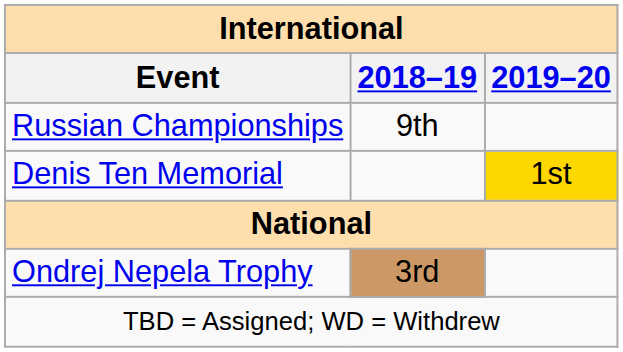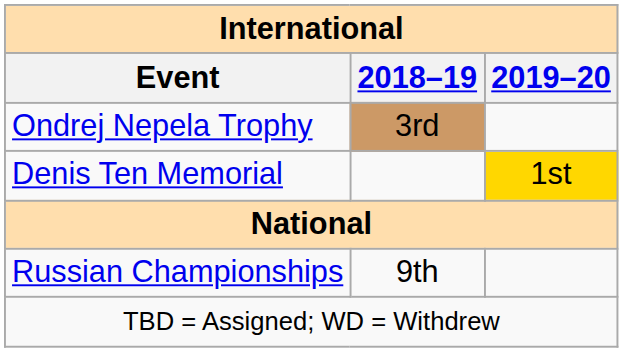rows swapped: (162, 272) <-> (178, 126)
